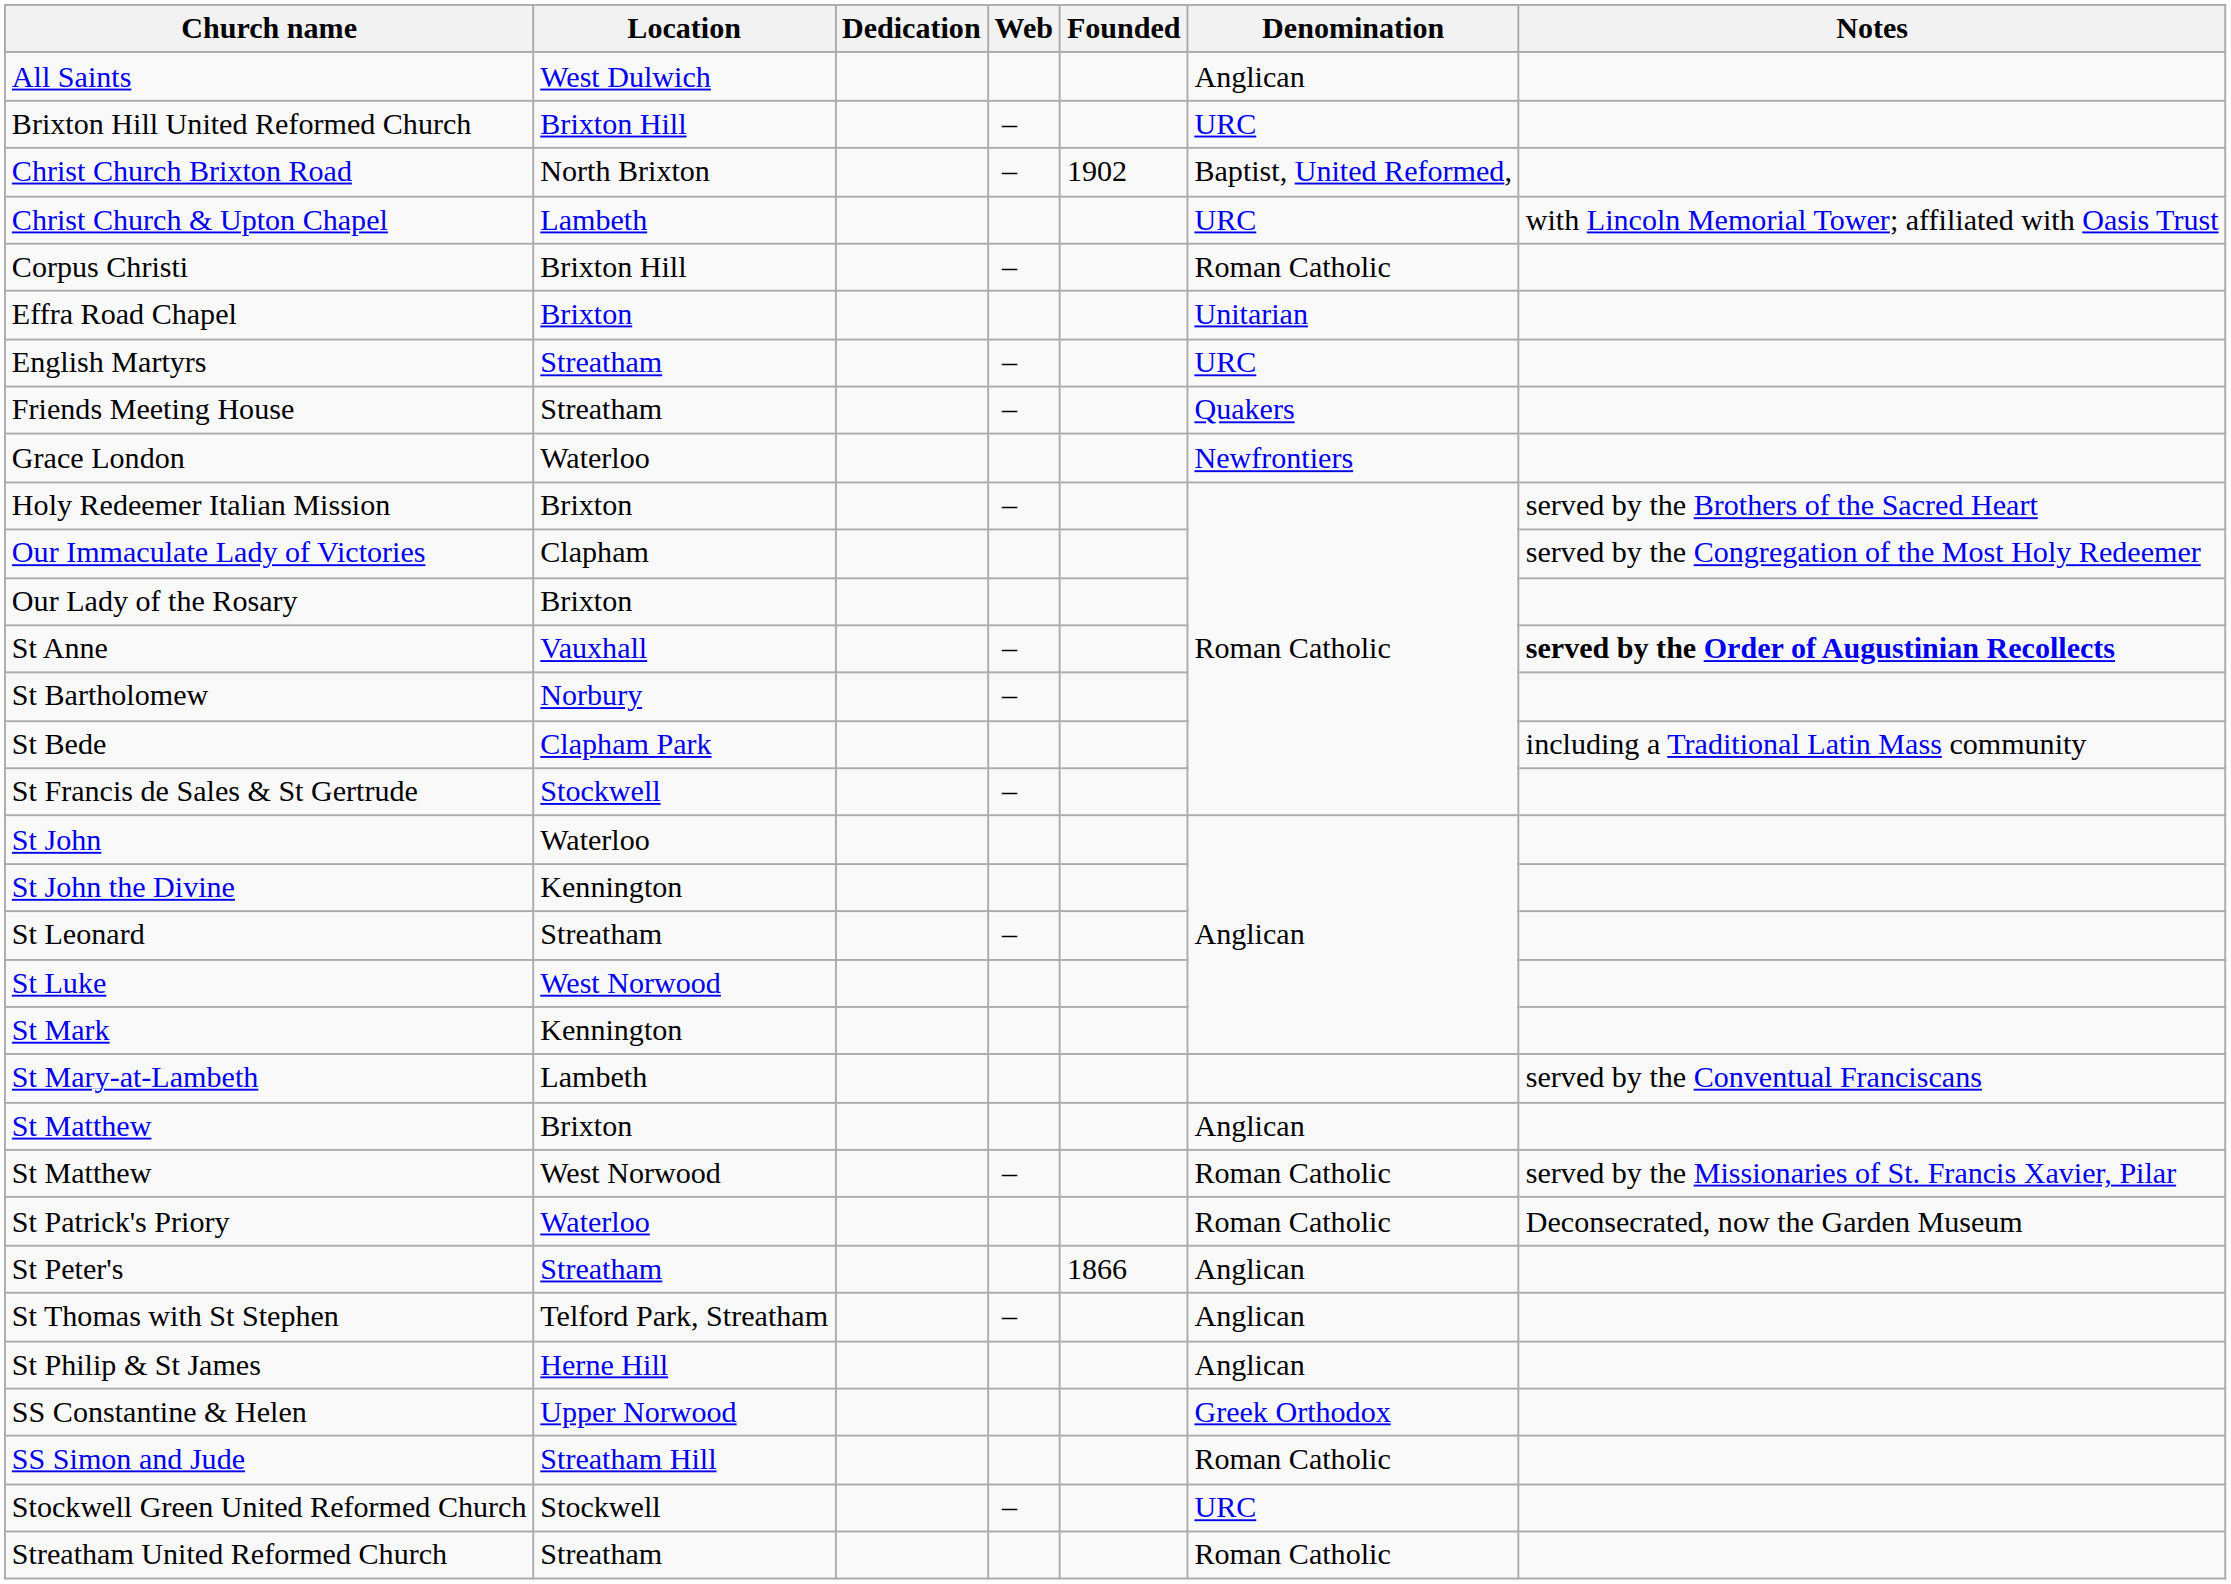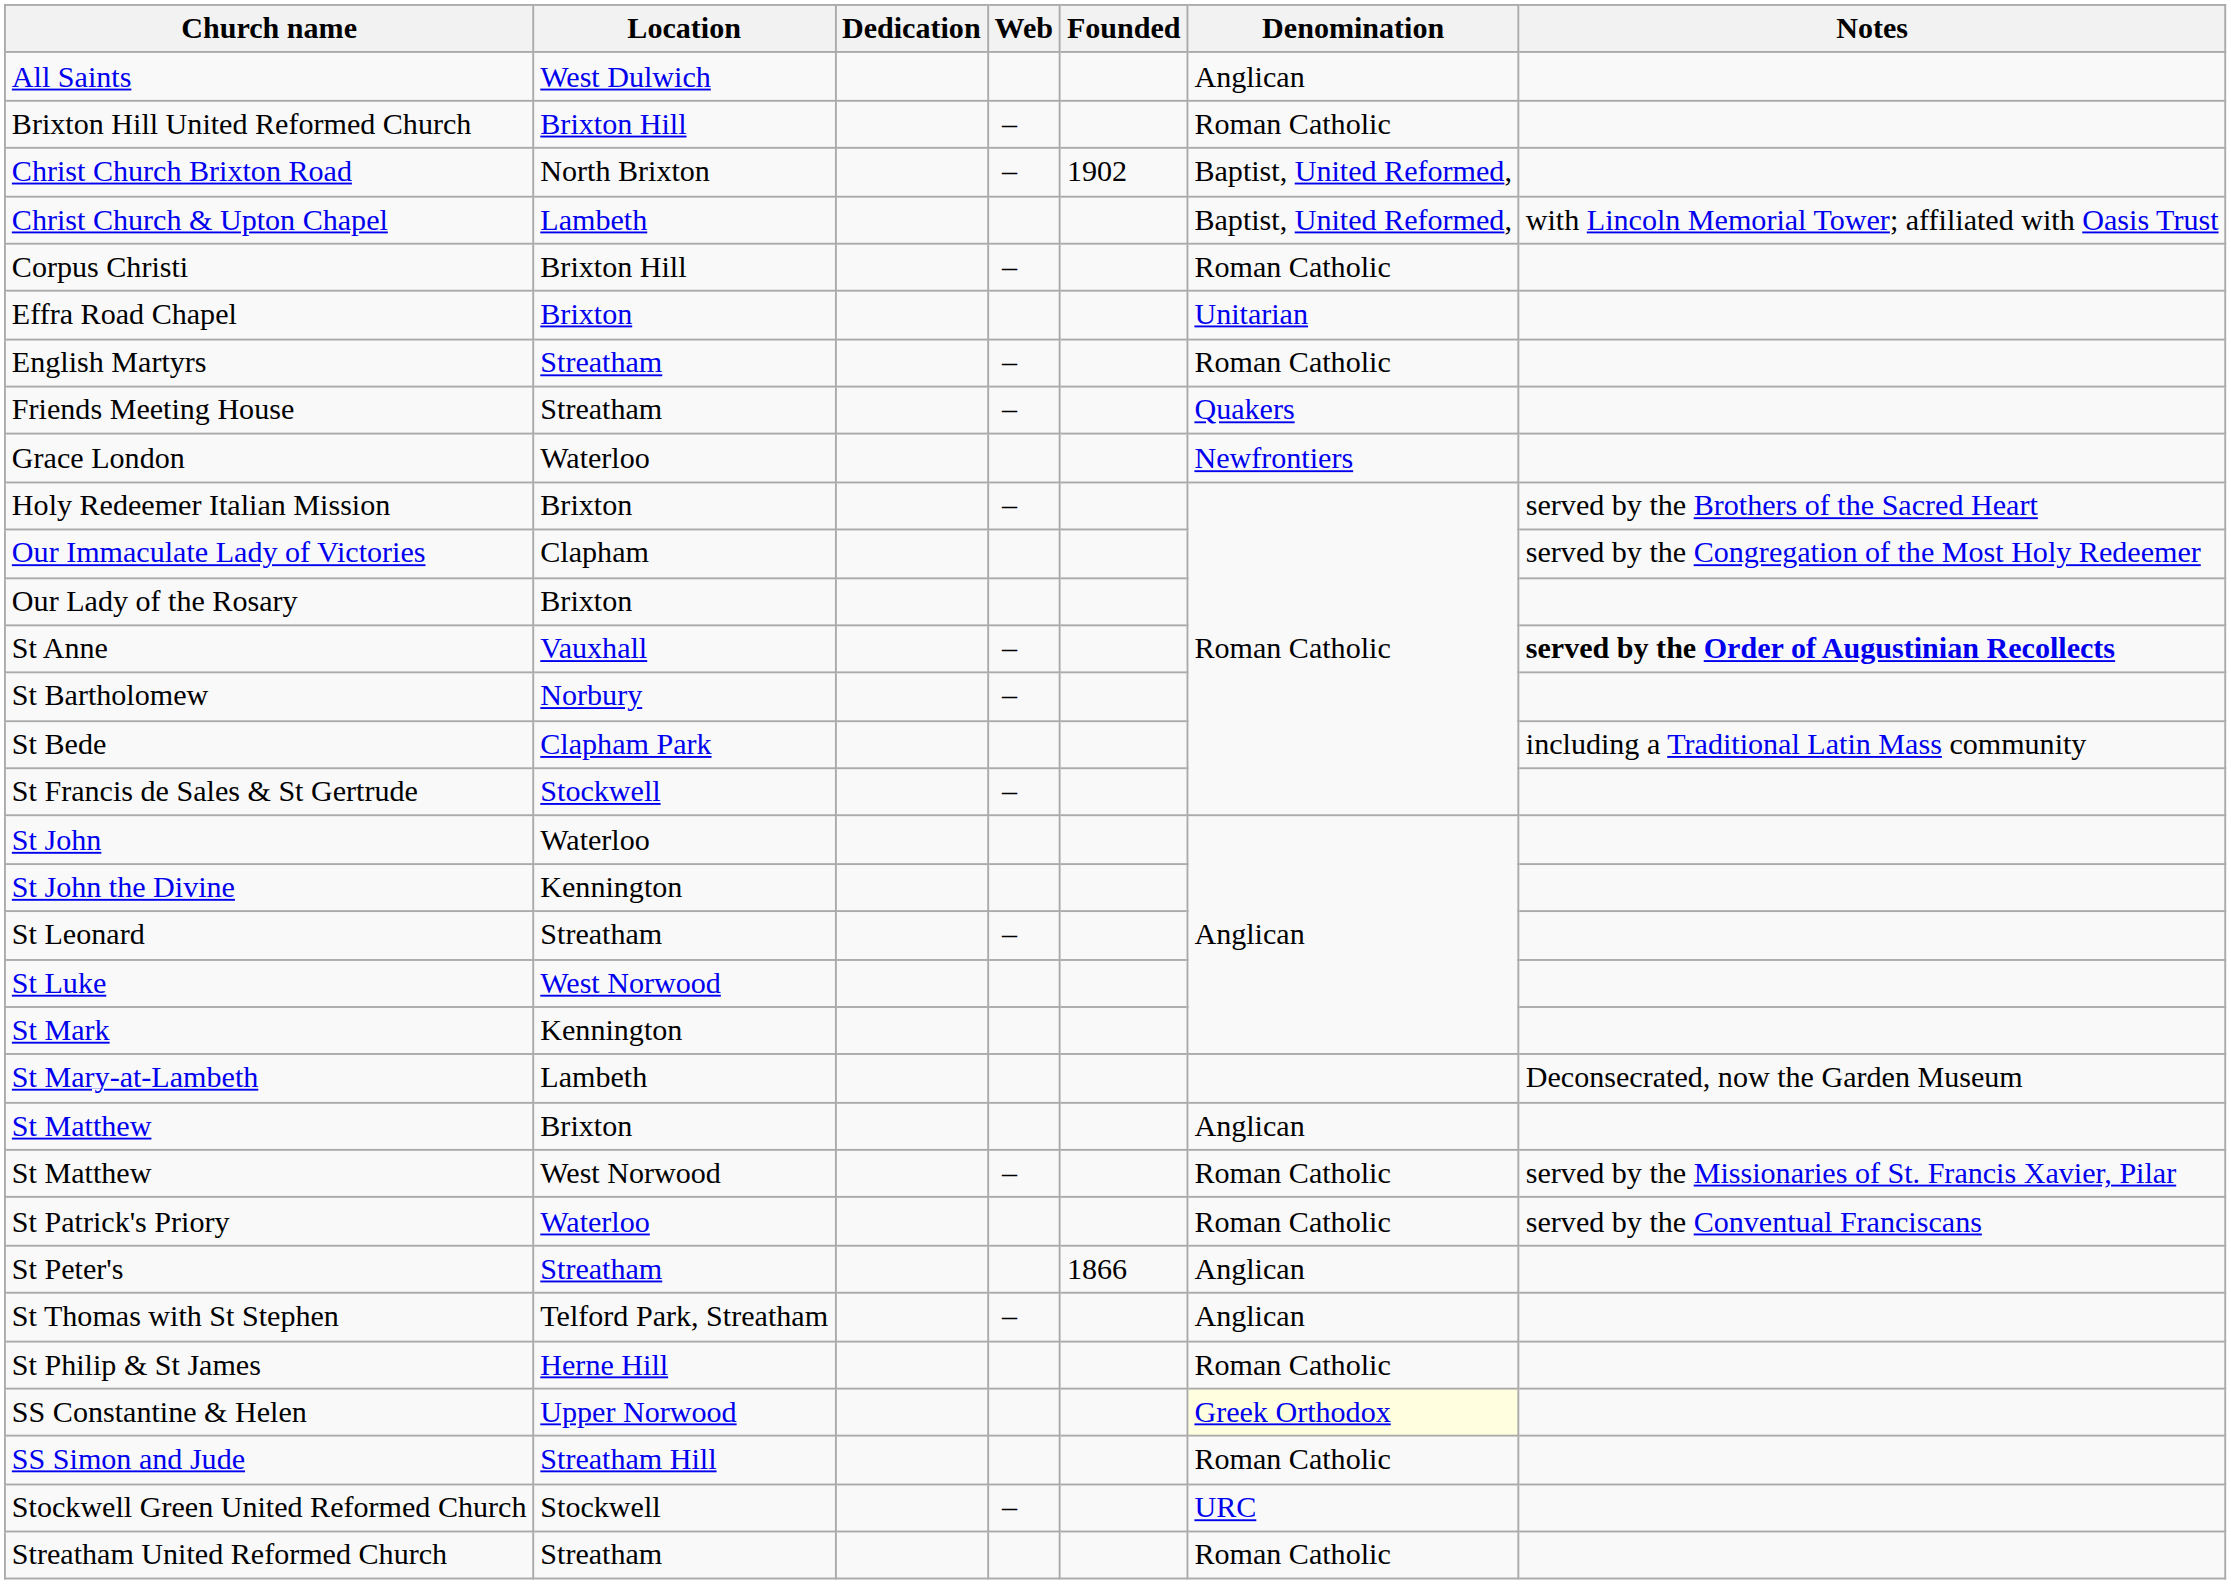(1225, 123) URC -> (1293, 123) Roman Catholic
(1225, 219) URC -> (1353, 219) Baptist, United Reformed,
(1225, 362) URC -> (1293, 362) Roman Catholic
(1754, 1077) served by the Conventual Franciscans -> (1774, 1077) Deconsecrated, now the Garden Museum
(1774, 1220) Deconsecrated, now the Garden Museum -> (1754, 1220) served by the Conventual Franciscans
(1250, 1364) Anglican -> (1293, 1364) Roman Catholic
(1293, 1411) no background -> (1293, 1411) lightyellow background
